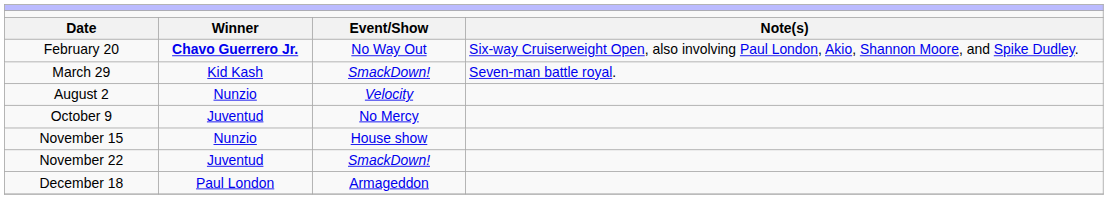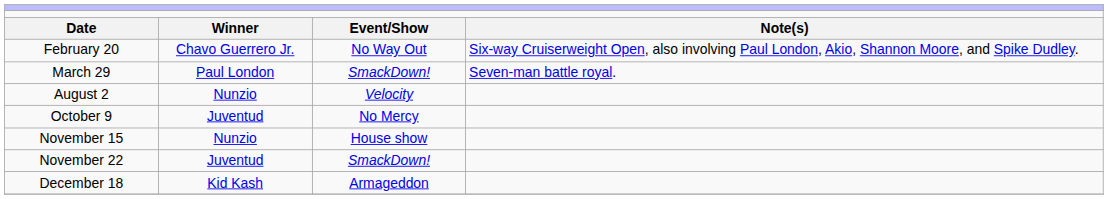(235, 50) bold -> (235, 50) normal
(235, 72) Kid Kash -> (235, 72) Paul London
(235, 182) Paul London -> (235, 182) Kid Kash
